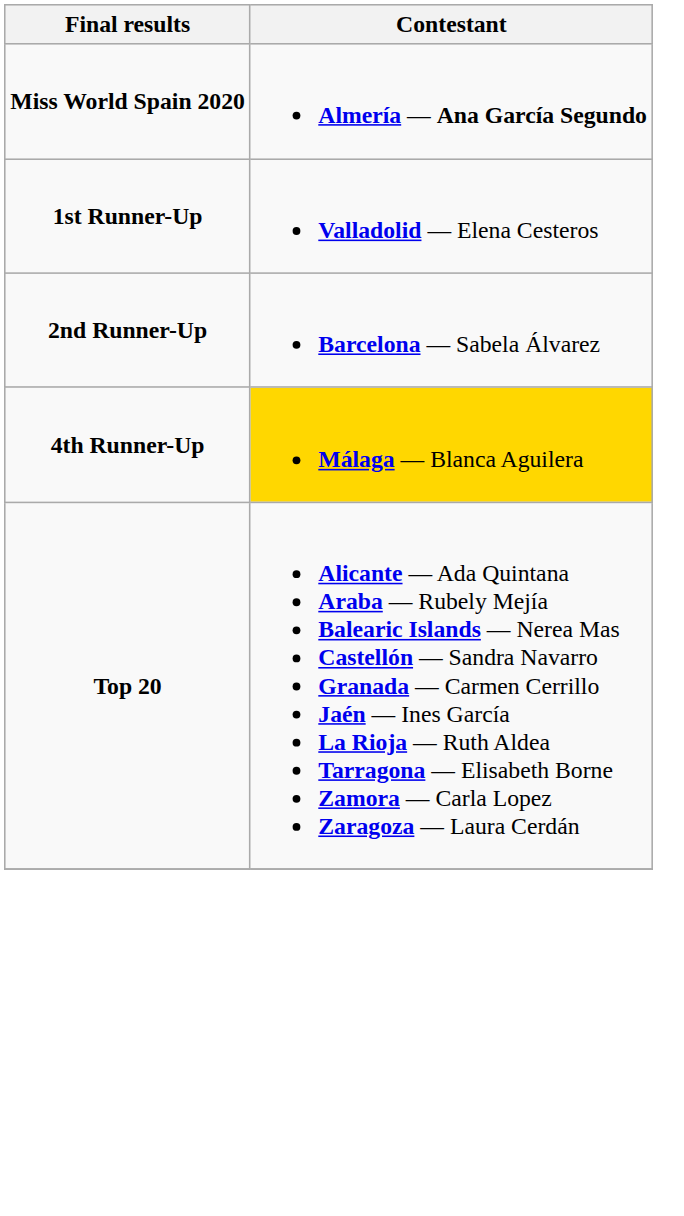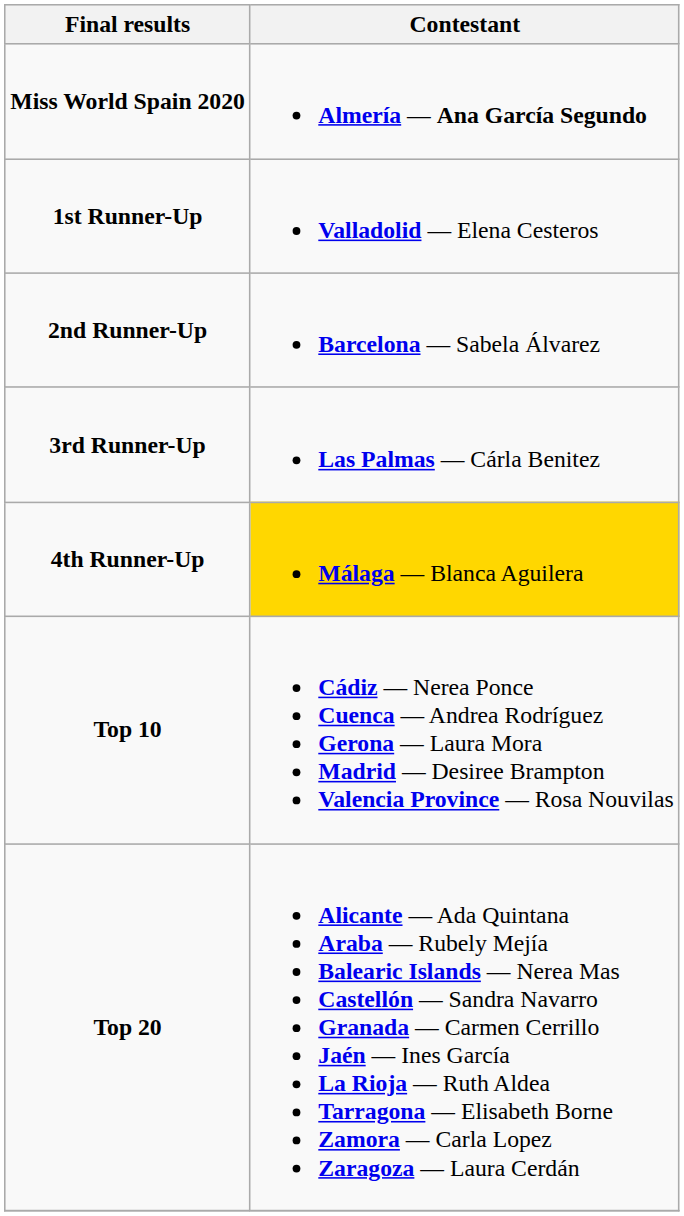+ row: (128, 444)
+ row: (128, 730)
